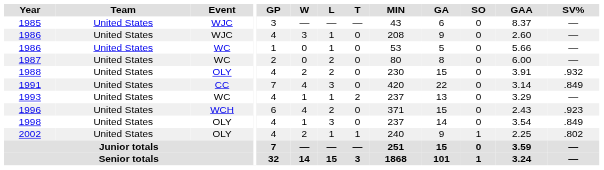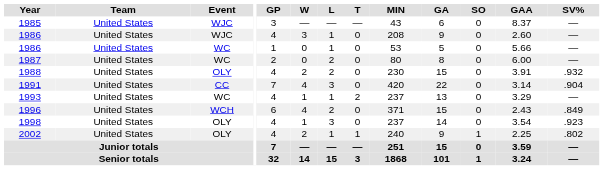(573, 84) .849 -> (573, 84) .904
(573, 109) .923 -> (573, 109) .849
(573, 121) .849 -> (573, 121) .923
